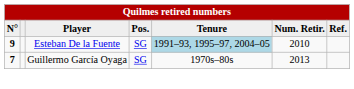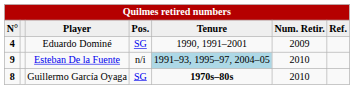+ row: (77, 44)
(140, 44) SG -> (140, 60) n/i
(12, 60) 7 -> (12, 76) 8
(212, 60) normal -> (212, 76) bold
(300, 60) 2013 -> (300, 76) 2010
